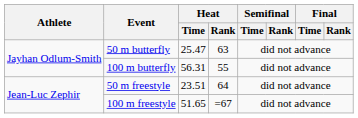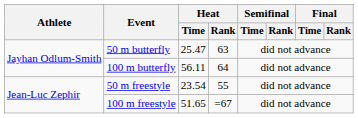(193, 67) 56.31 -> (193, 67) 56.11
(223, 67) 55 -> (223, 67) 64
(193, 86) 23.51 -> (193, 86) 23.54
(223, 86) 64 -> (223, 86) 55
